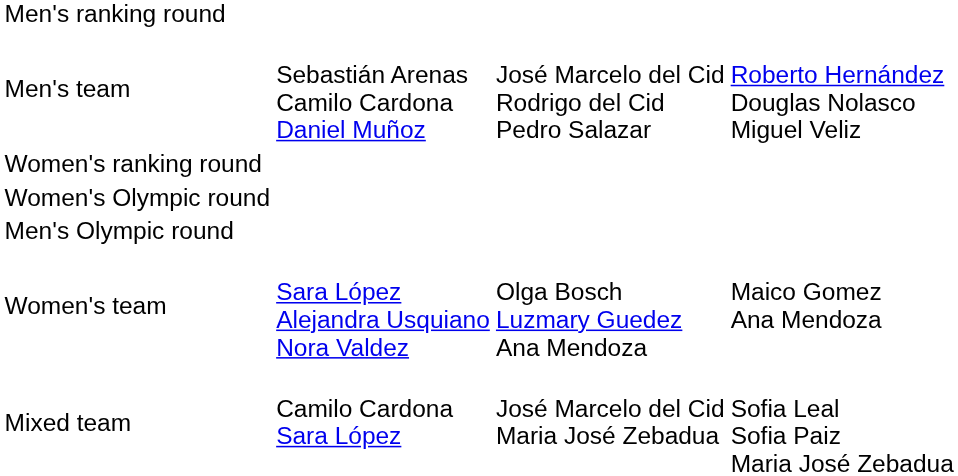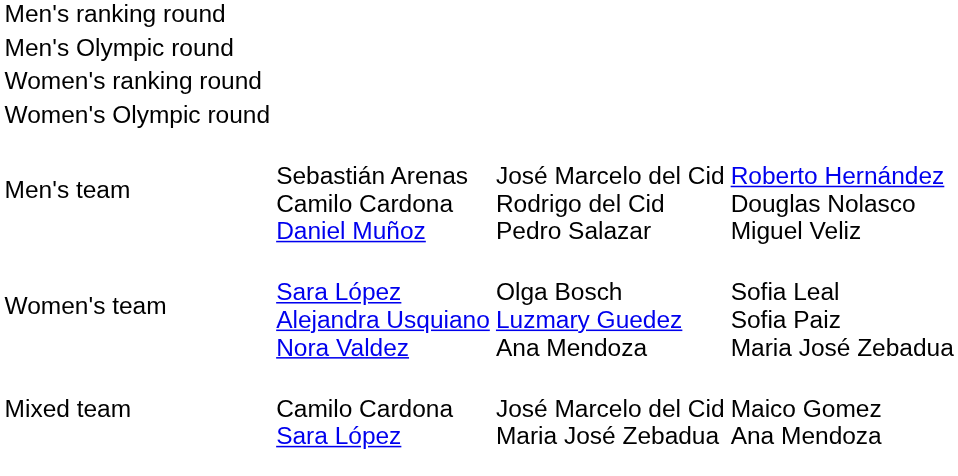rows swapped: (119, 231) <-> (67, 89)
(806, 306) Maico Gomez Ana Mendoza -> (842, 320) Sofia Leal Sofia Paiz Maria José Zebadua
(842, 436) Sofia Leal Sofia Paiz Maria José Zebadua -> (806, 422) Maico Gomez Ana Mendoza
